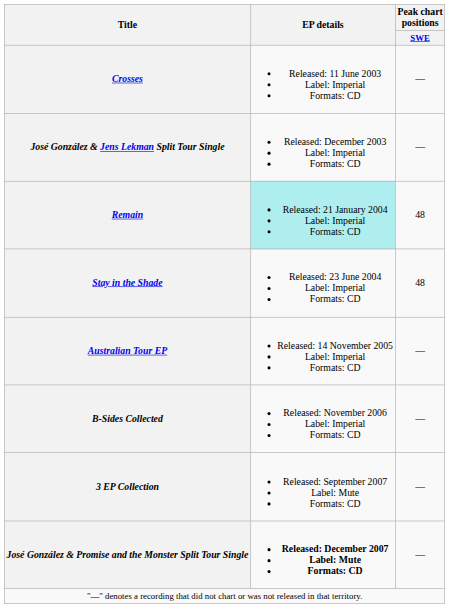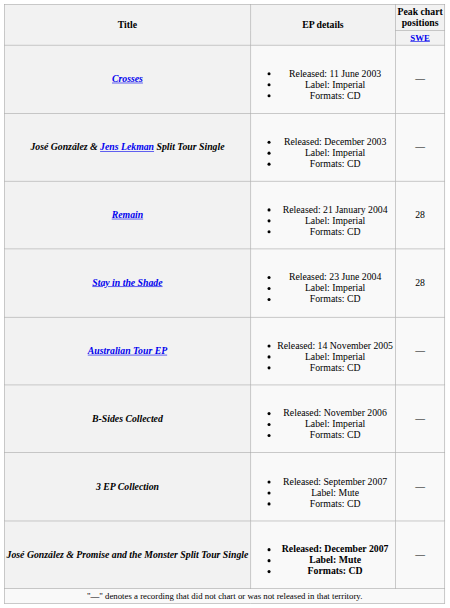(323, 221) paleturquoise background -> (323, 221) no background
(420, 215) 48 -> (420, 215) 28
(420, 283) 48 -> (420, 283) 28
